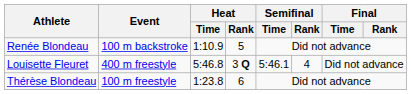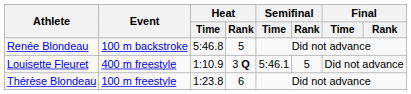(208, 47) 1:10.9 -> (208, 47) 5:46.8
(208, 64) 5:46.8 -> (208, 64) 1:10.9
(307, 64) 4 -> (307, 64) 5
